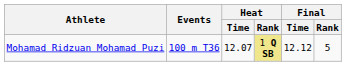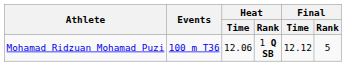(238, 48) 12.07 -> (238, 48) 12.06
(268, 48) khaki background -> (268, 48) no background
